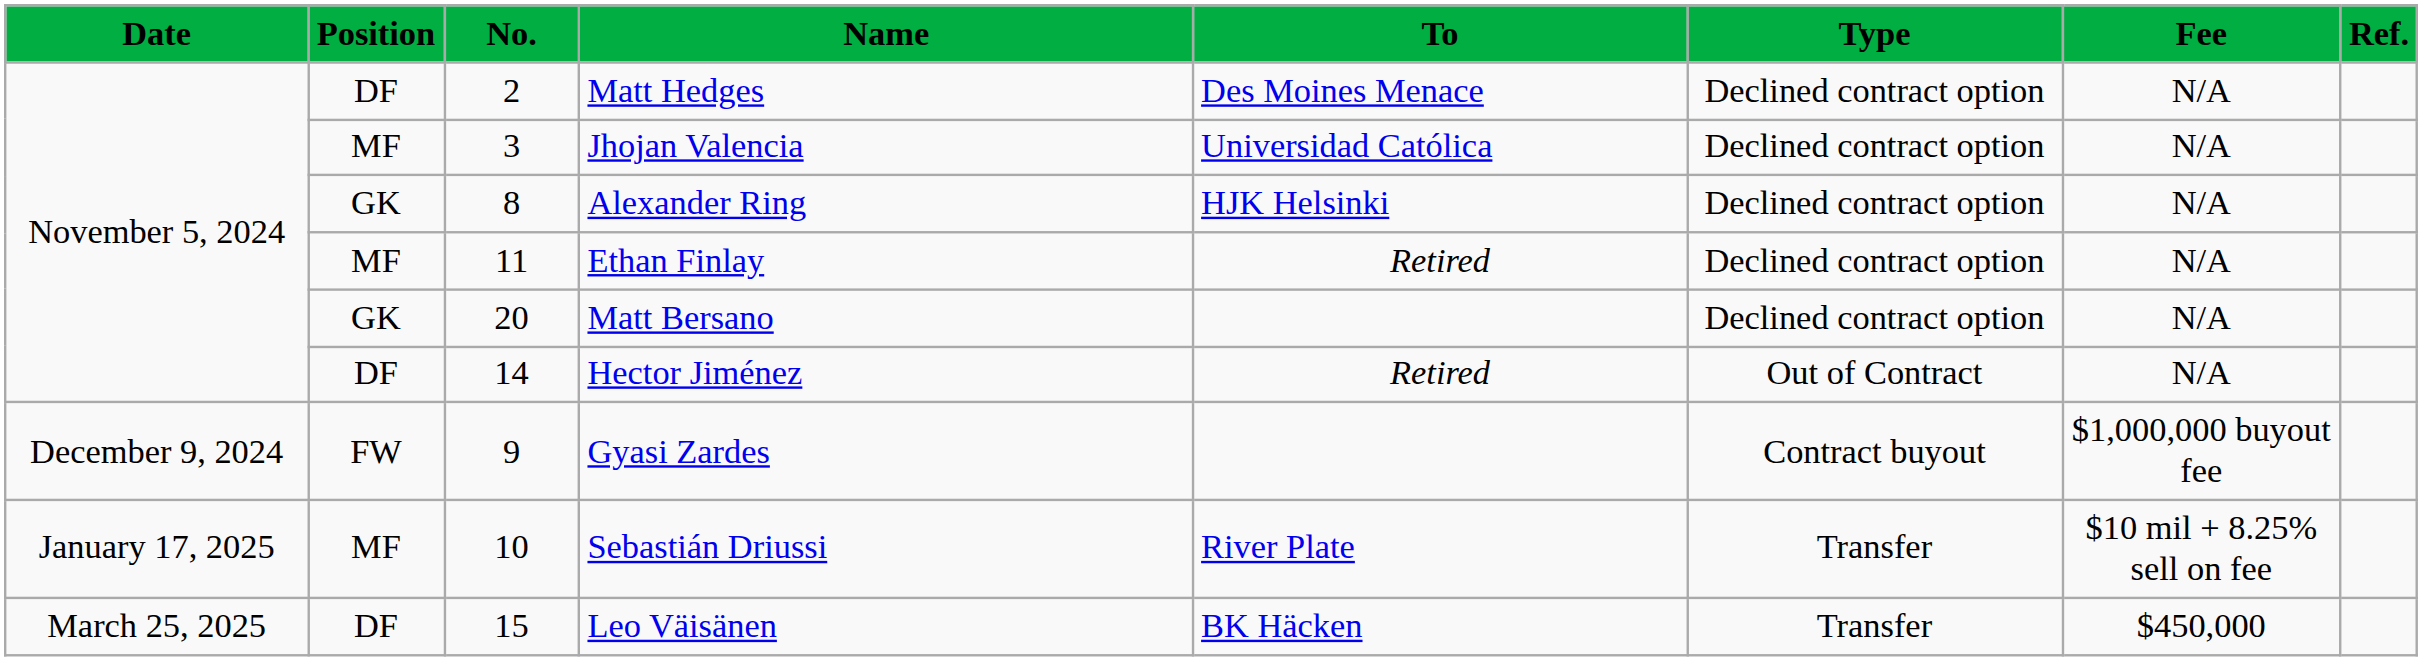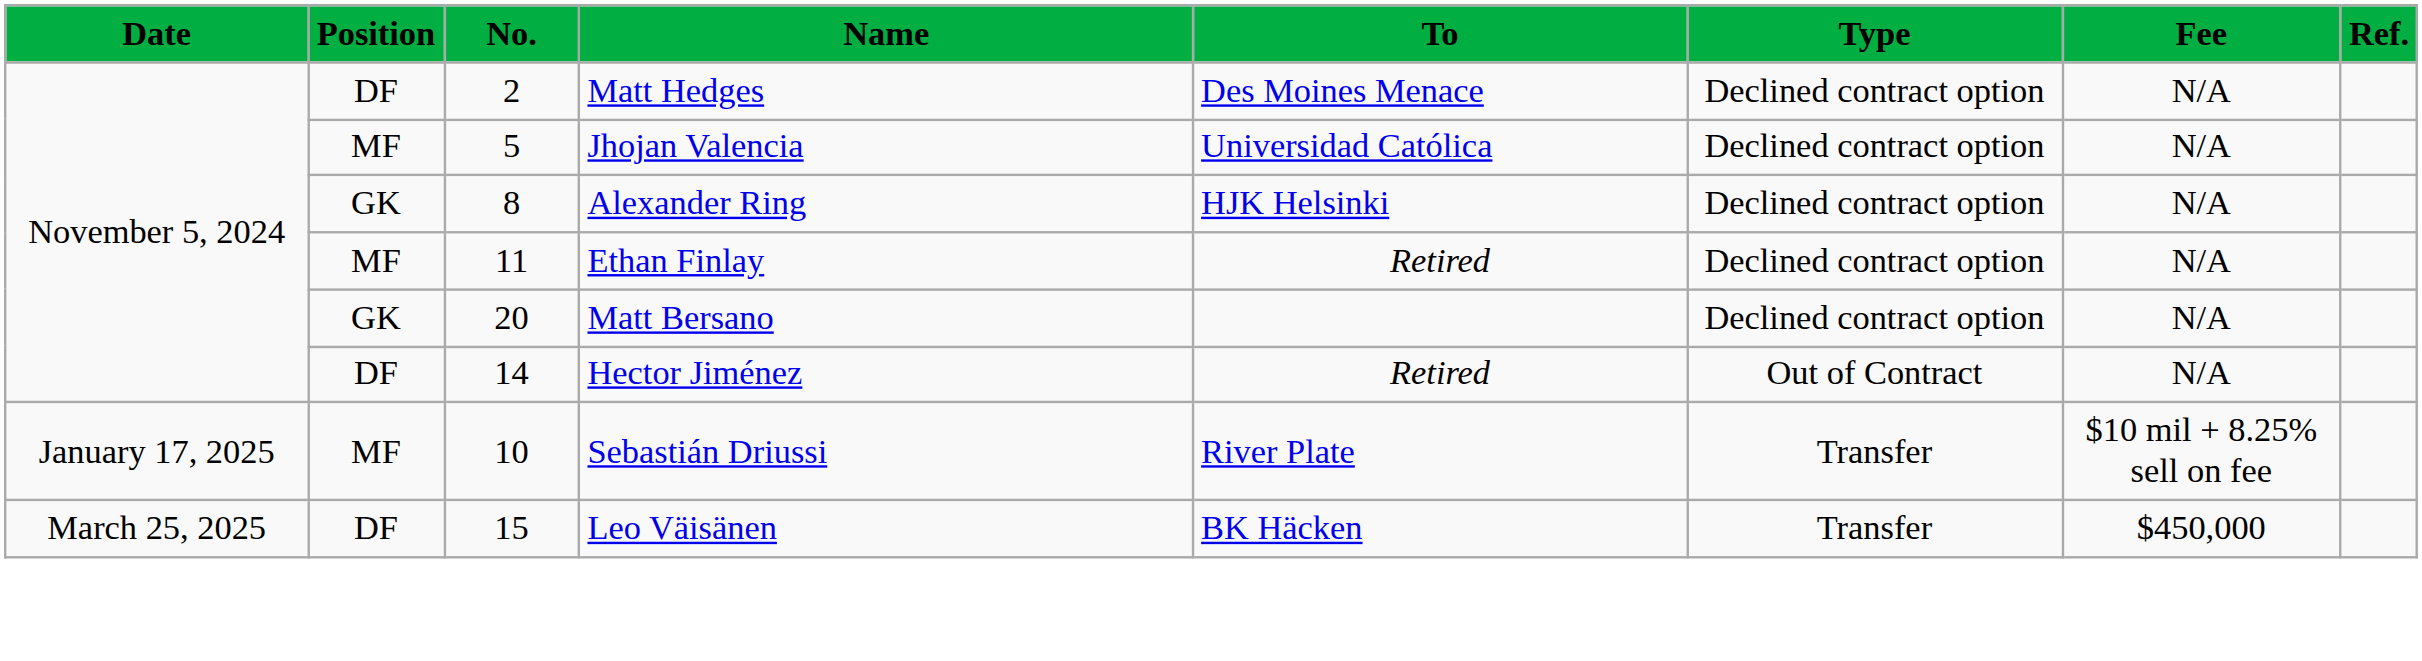(512, 146) 3 -> (512, 146) 5
- row: (679, 450)
